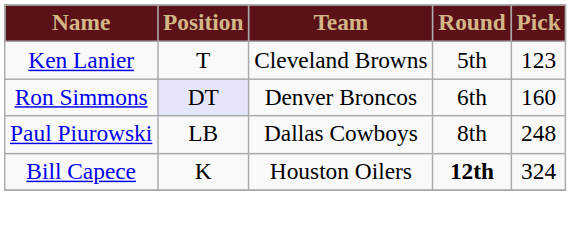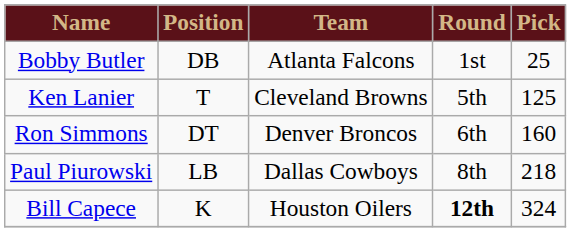+ row: (81, 60)
(539, 60) 123 -> (539, 97) 125
(203, 97) lavender background -> (203, 134) no background
(539, 134) 248 -> (539, 171) 218
